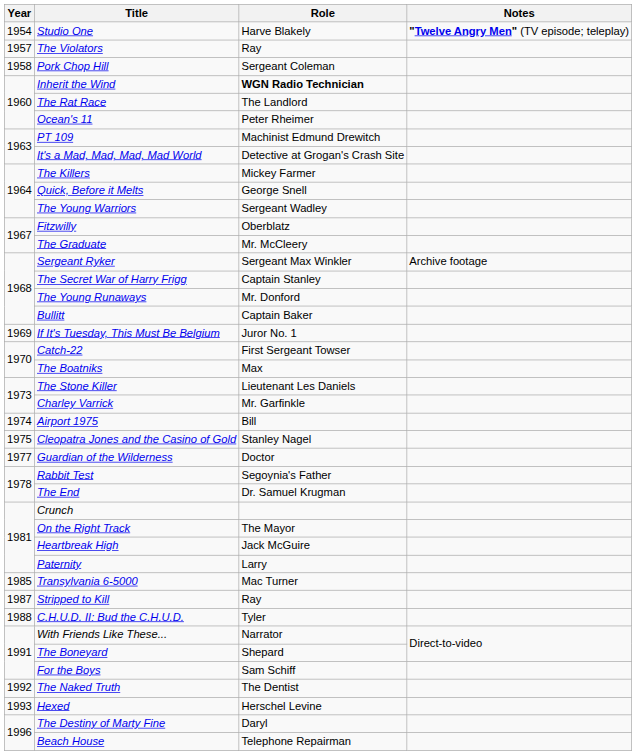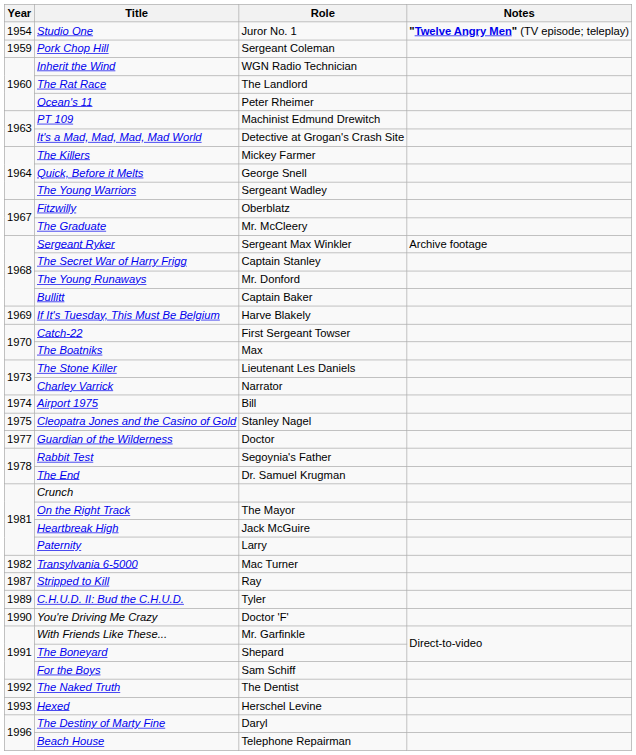(276, 31) Harve Blakely -> (269, 31) Juror No. 1
- row: (70, 48)
(19, 66) 1958 -> (19, 48) 1959
(303, 84) bold -> (299, 66) normal
(269, 333) Juror No. 1 -> (276, 315) Harve Blakely
(273, 404) Mr. Garfinkle -> (262, 386) Narrator
(19, 581) 1985 -> (19, 564) 1982
(19, 617) 1988 -> (19, 599) 1989
+ row: (97, 617)
(262, 635) Narrator -> (273, 635) Mr. Garfinkle
